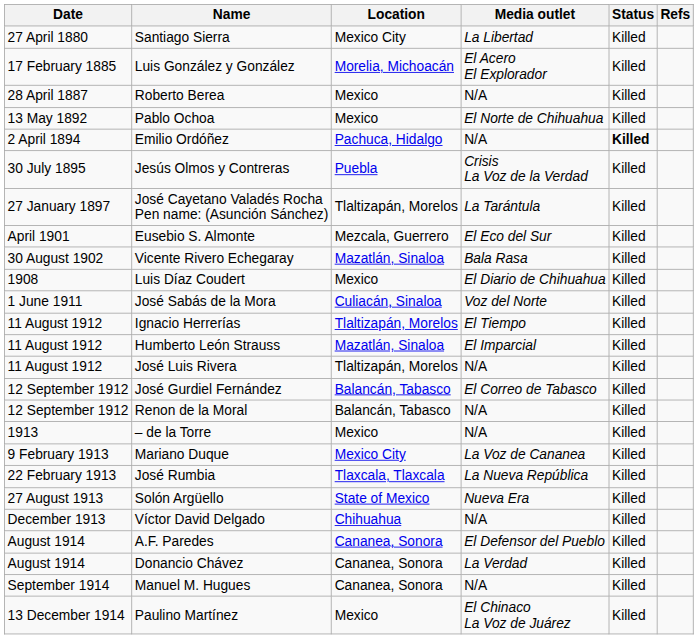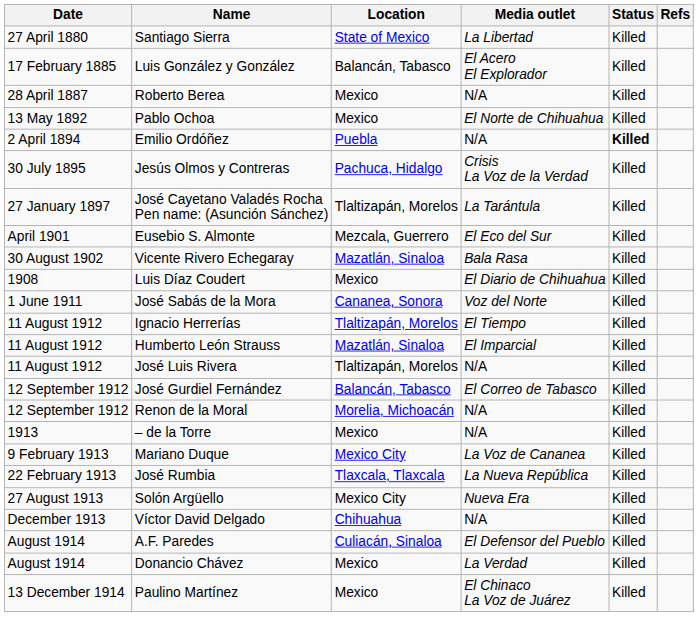(370, 37) Mexico City -> (382, 37) State of Mexico
(394, 66) Morelia, Michoacán -> (393, 66) Balancán, Tabasco
(389, 140) Pachuca, Hidalgo -> (356, 140) Puebla
(356, 169) Puebla -> (389, 169) Pachuca, Hidalgo
(388, 301) Culiacán, Sinaloa -> (389, 301) Cananea, Sonora
(393, 411) Balancán, Tabasco -> (394, 411) Morelia, Michoacán
(382, 498) State of Mexico -> (370, 498) Mexico City
(389, 541) Cananea, Sonora -> (388, 541) Culiacán, Sinaloa
(389, 563) Cananea, Sonora -> (356, 563) Mexico
- row: (193, 585)
